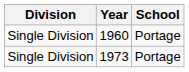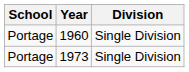columns swapped: (158, 14) <-> (50, 14)
